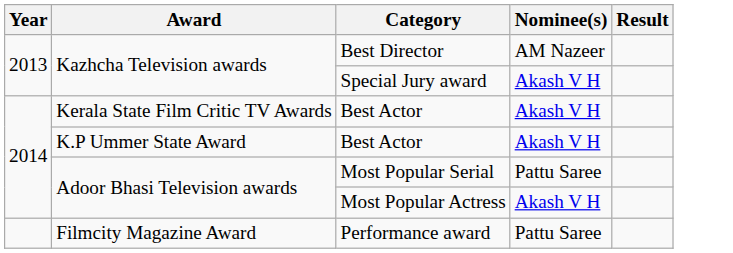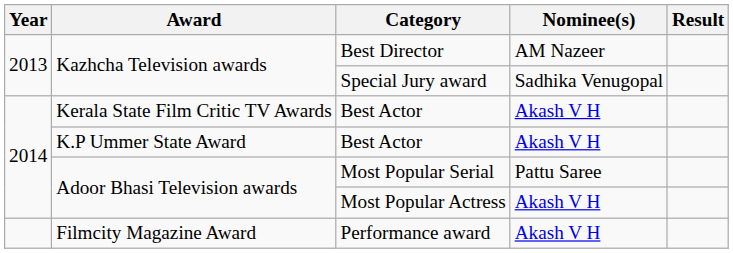(558, 80) Akash V H -> (589, 80) Sadhika Venugopal
(558, 232) Pattu Saree -> (558, 232) Akash V H
